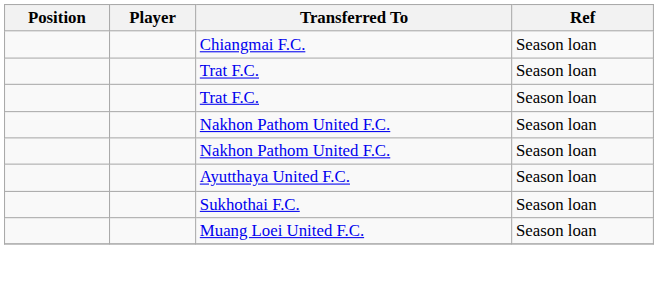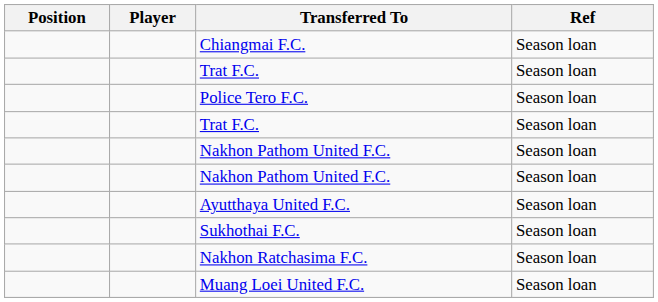+ row: (57, 98)
+ row: (57, 258)
